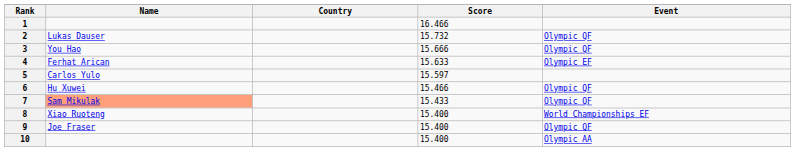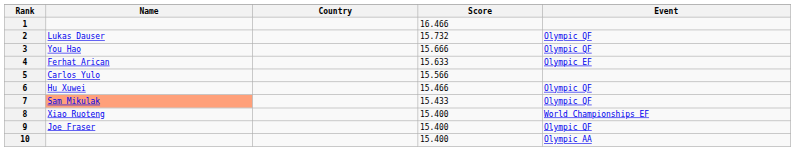(434, 75) 15.597 -> (434, 75) 15.566
